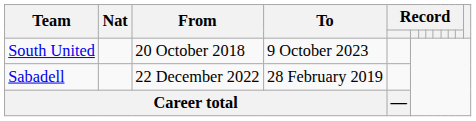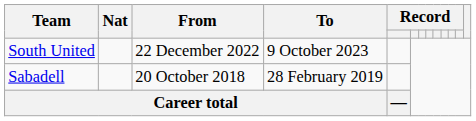(190, 50) 20 October 2018 -> (197, 50) 22 December 2022
(197, 76) 22 December 2022 -> (190, 76) 20 October 2018
